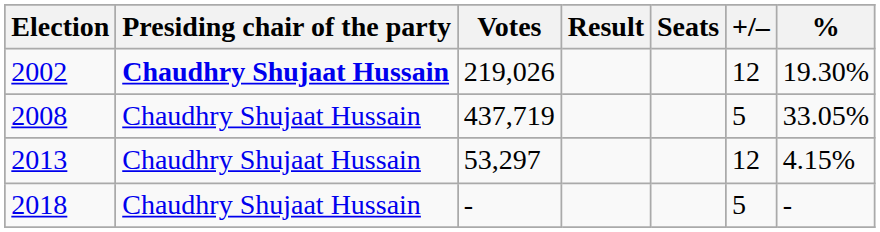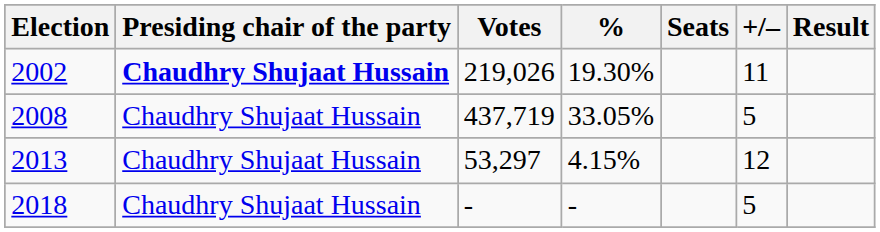columns swapped: (826, 26) <-> (606, 26)
(746, 71) 12 -> (756, 71) 11
